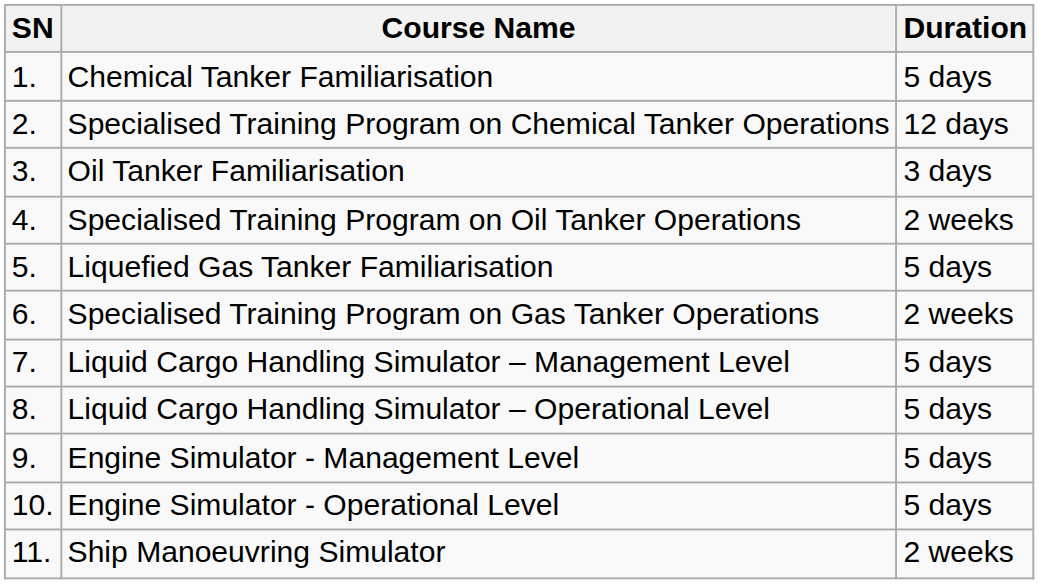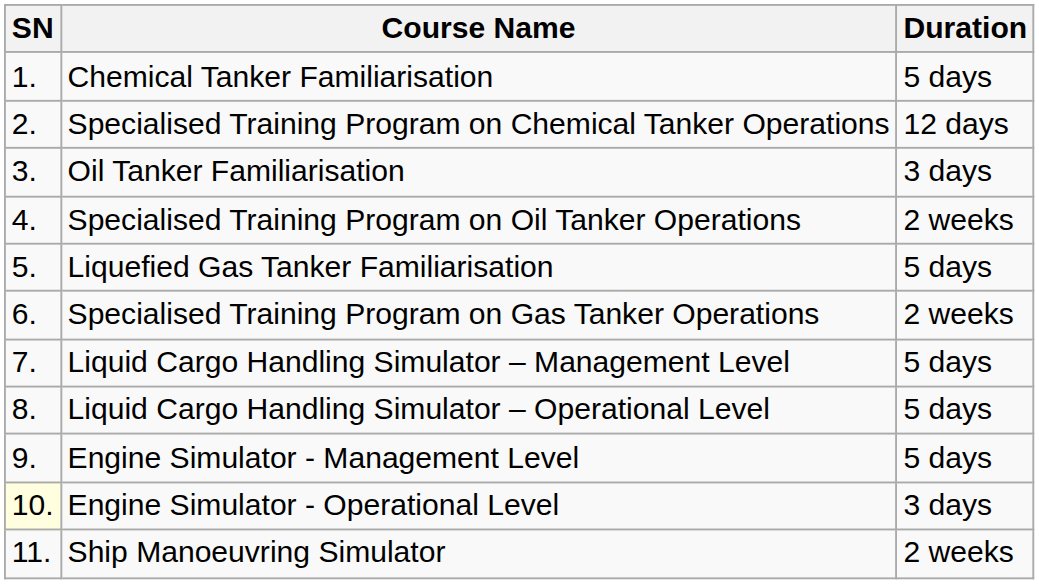(33, 505) no background -> (33, 505) lightyellow background
(948, 505) 5 days -> (948, 505) 3 days
